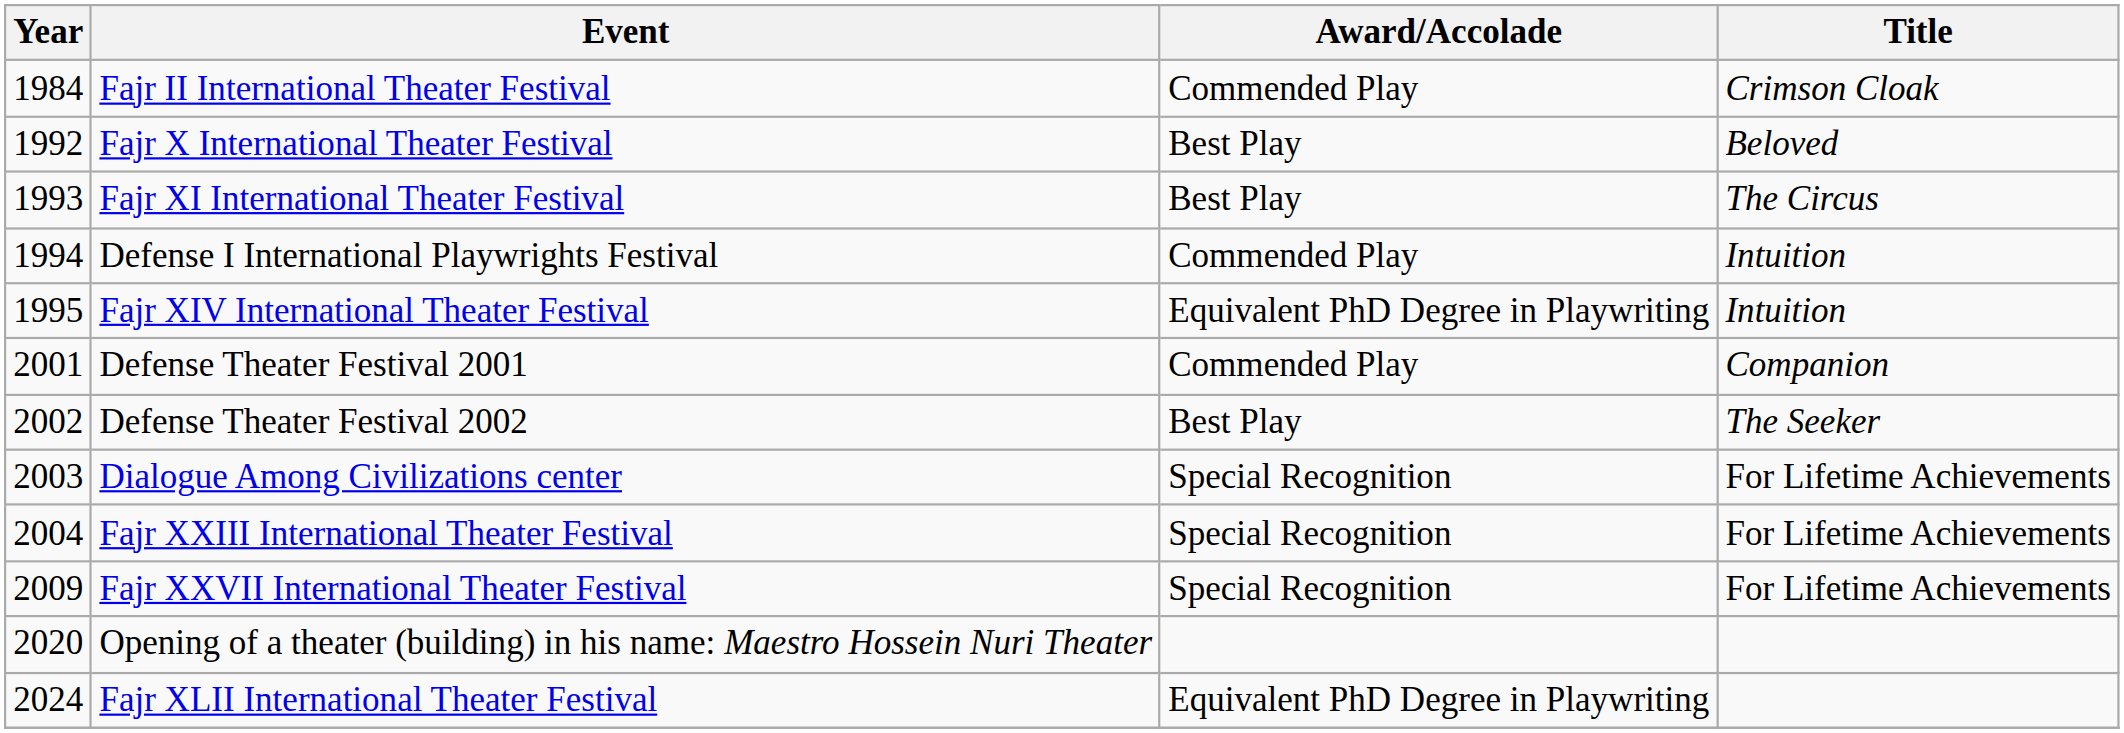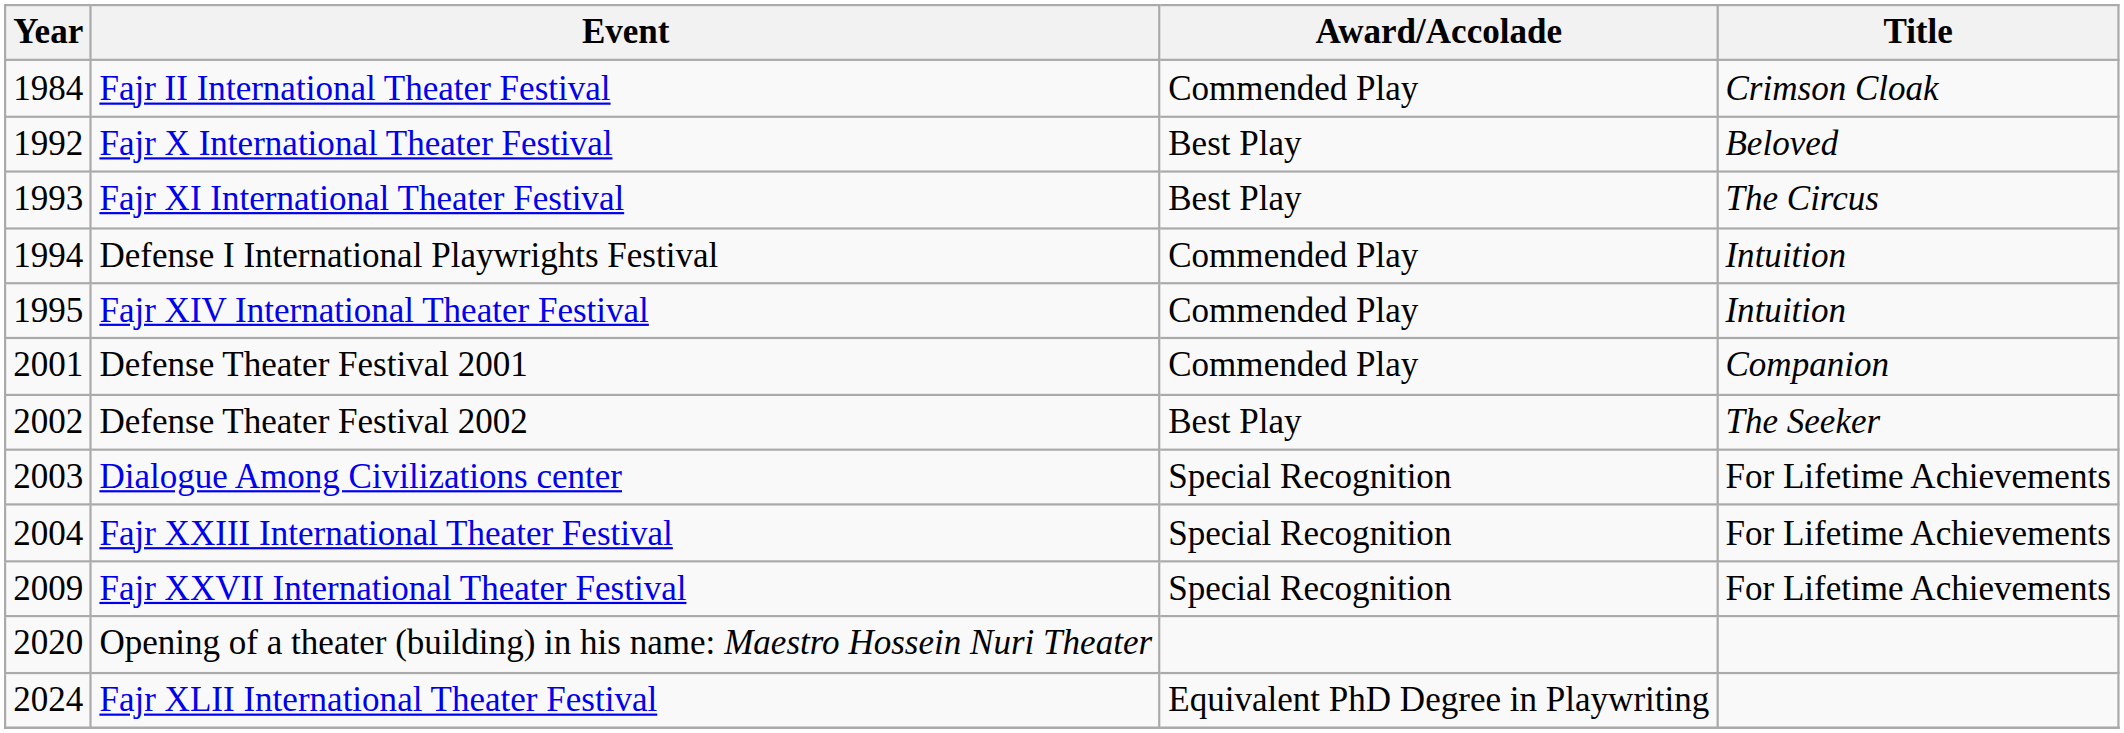(1439, 310) Equivalent PhD Degree in Playwriting -> (1293, 310) Commended Play
